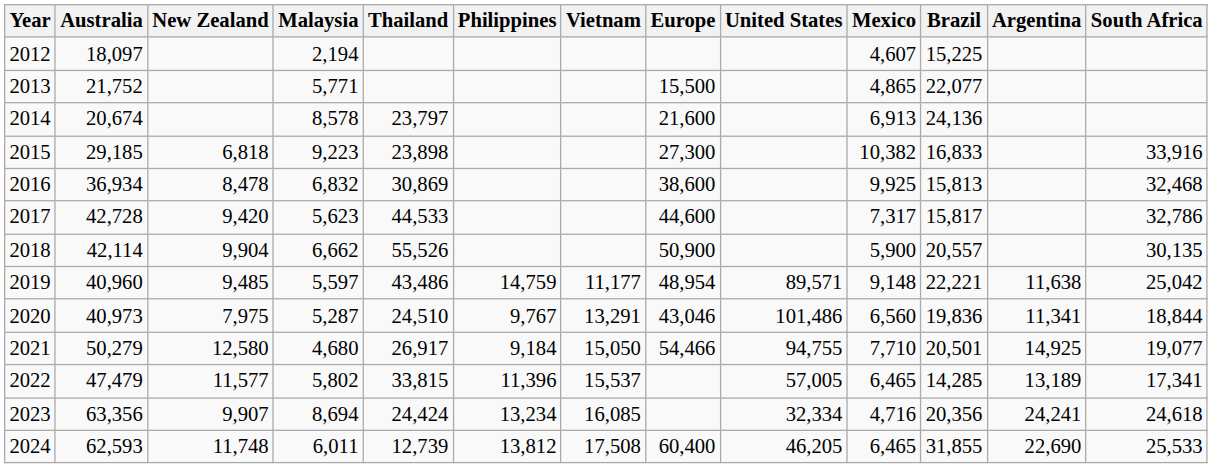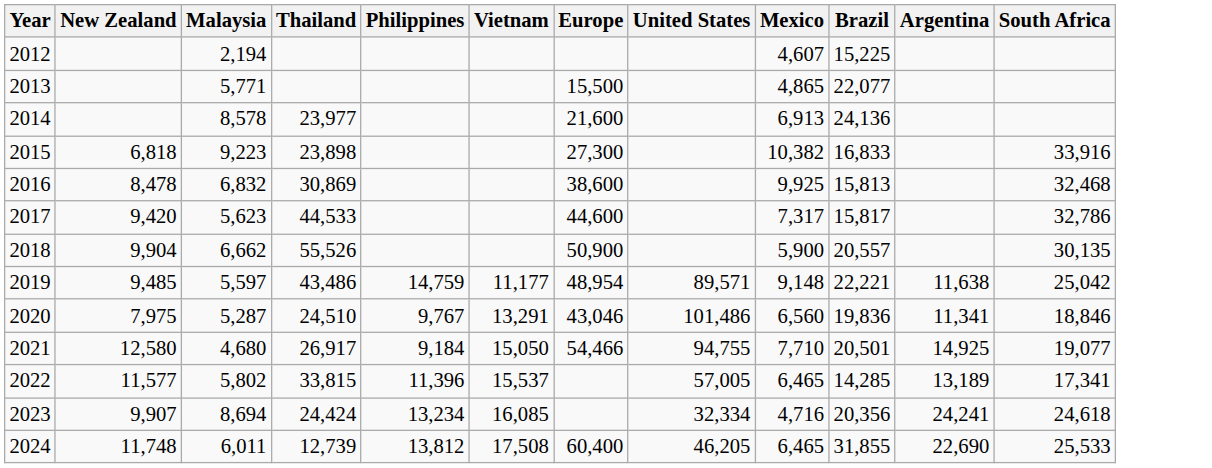- column: (101, 20)
(420, 119) 23,797 -> (328, 119) 23,977
(1174, 315) 18,844 -> (1082, 315) 18,846
